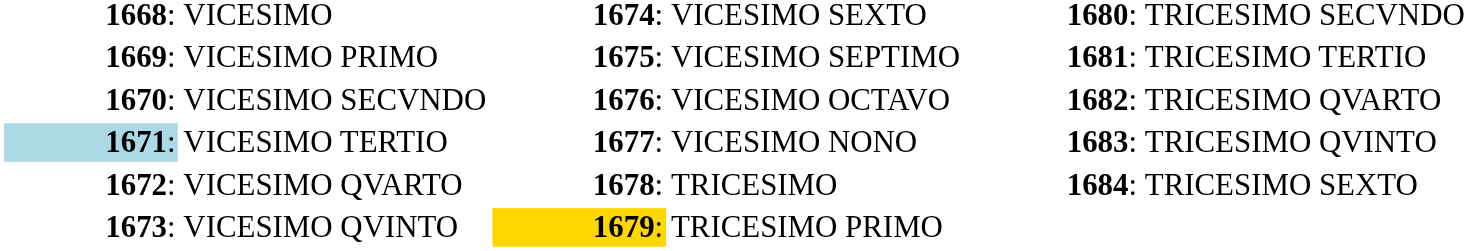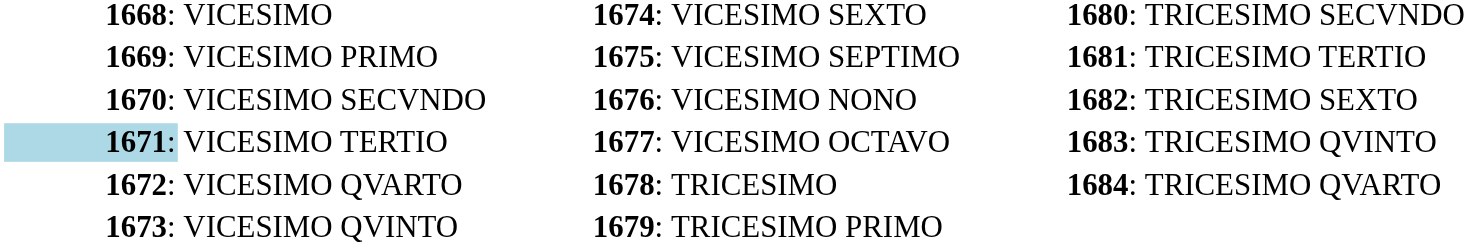(811, 99) VICESIMO OCTAVO -> (794, 99) VICESIMO NONO
(1293, 99) TRICESIMO QVARTO -> (1281, 99) TRICESIMO SEXTO
(794, 142) VICESIMO NONO -> (811, 142) VICESIMO OCTAVO
(1281, 184) TRICESIMO SEXTO -> (1293, 184) TRICESIMO QVARTO
(628, 226) gold background -> (628, 226) no background
